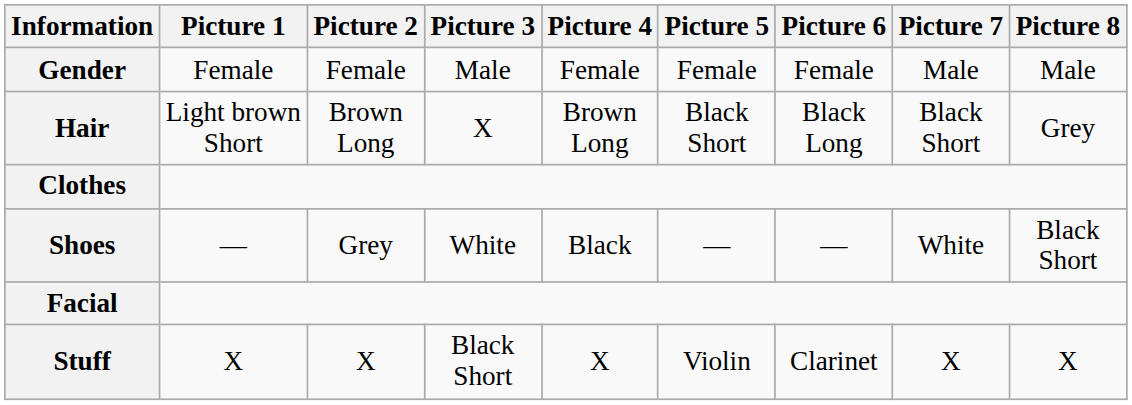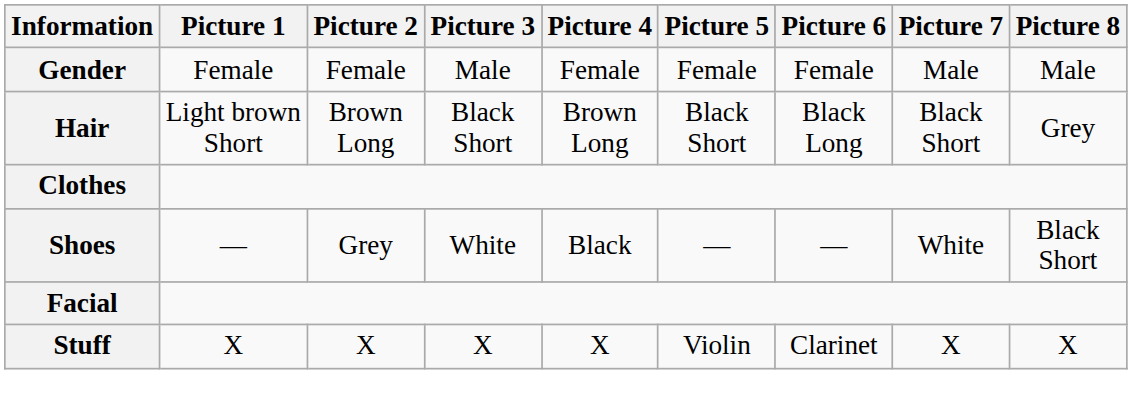(483, 127) X -> (483, 127) Black Short
(483, 361) Black Short -> (483, 346) X
